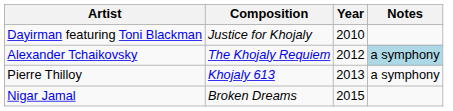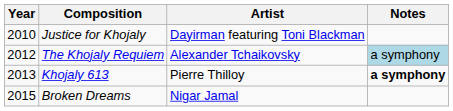columns swapped: (350, 14) <-> (105, 14)
(405, 75) normal -> (408, 75) bold
